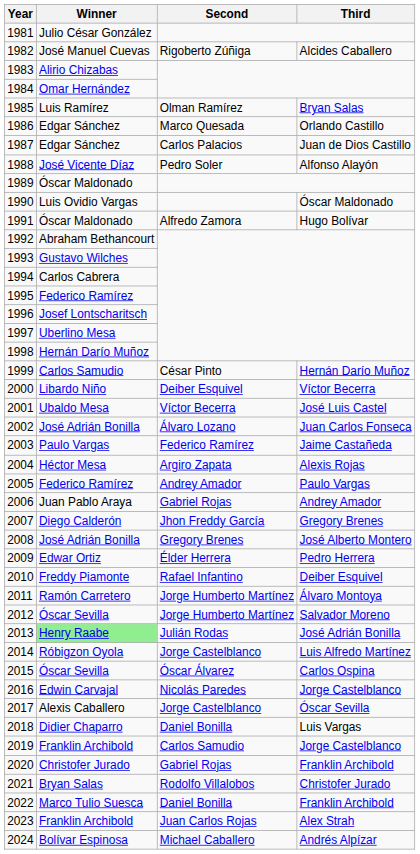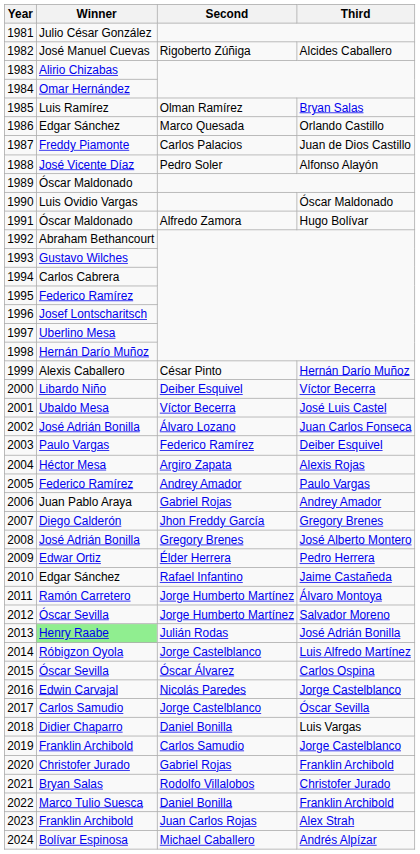(80, 145) Edgar Sánchez -> (84, 145) Freddy Piamonte
(81, 371) Carlos Samudio -> (82, 371) Alexis Caballero
(346, 446) Jaime Castañeda -> (341, 446) Deiber Esquivel
(84, 577) Freddy Piamonte -> (80, 577) Edgar Sánchez
(341, 577) Deiber Esquivel -> (346, 577) Jaime Castañeda
(82, 708) Alexis Caballero -> (81, 708) Carlos Samudio
